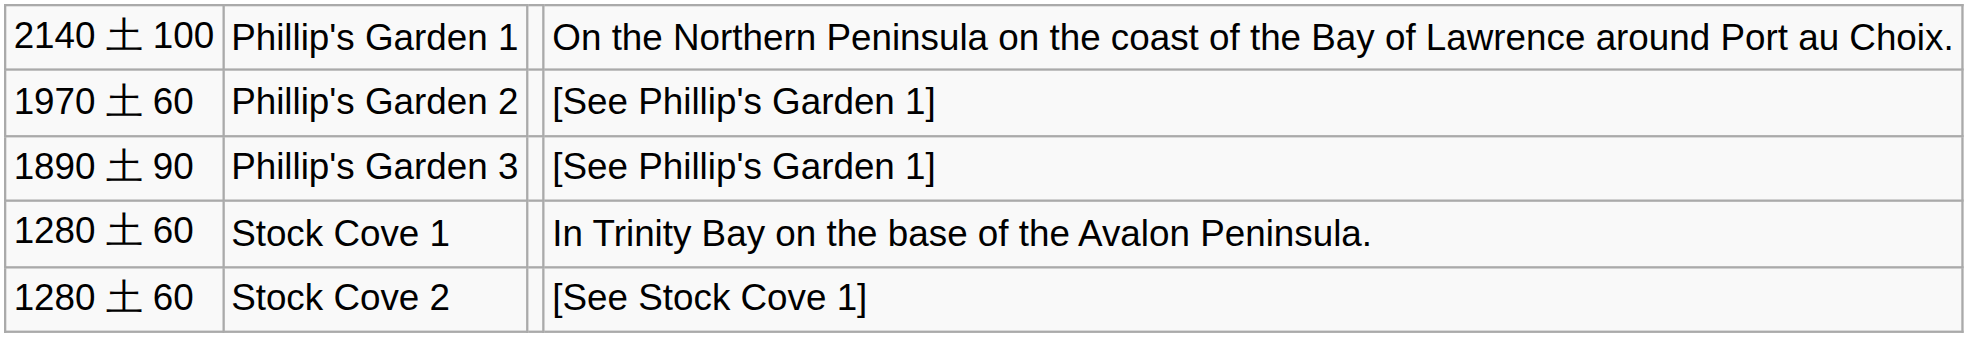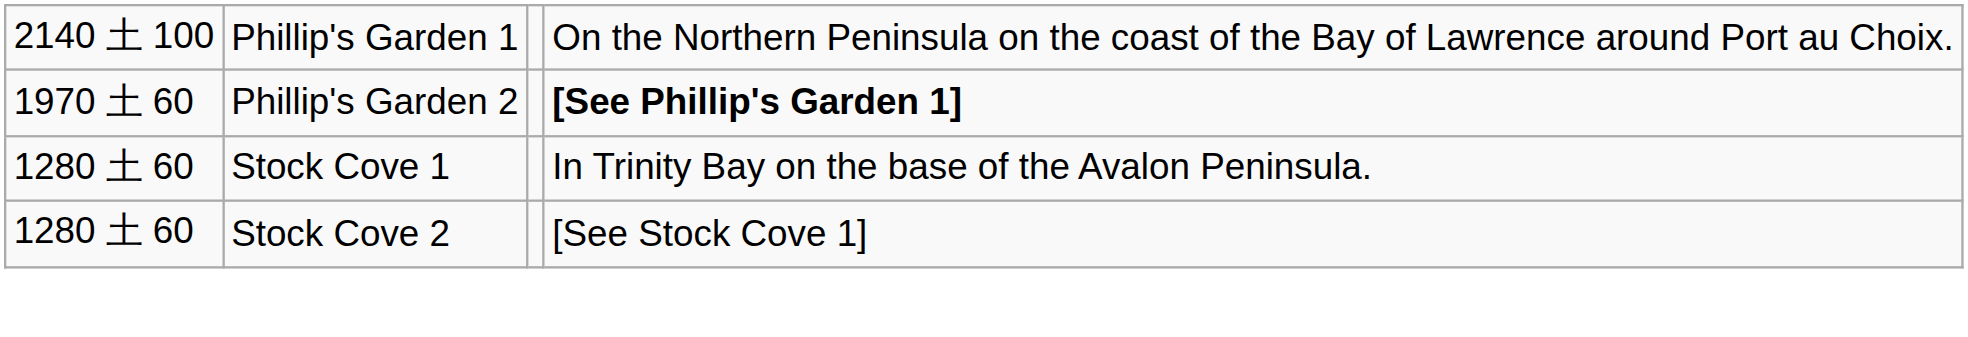(744, 102) normal -> (757, 102) bold
- row: (375, 167)
